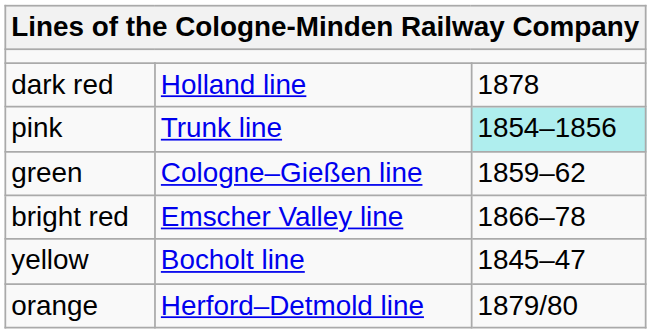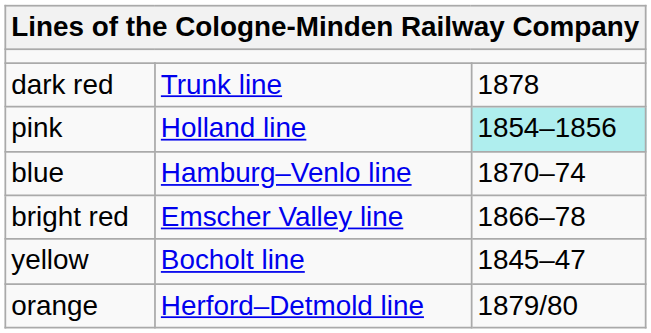(234, 84) Holland line -> (221, 84) Trunk line
(221, 128) Trunk line -> (234, 128) Holland line
- row: (47, 172)
+ row: (38, 172)
